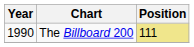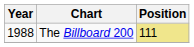(20, 33) 1990 -> (20, 33) 1988
